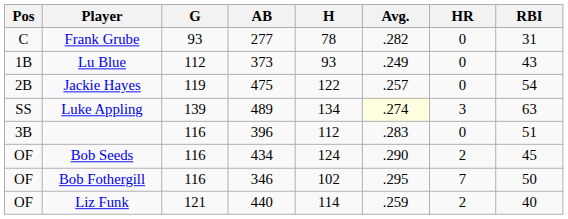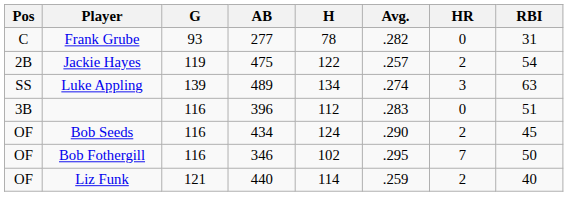- row: (102, 62)
(462, 86) 0 -> (462, 62) 2
(396, 109) lightyellow background -> (396, 86) no background
